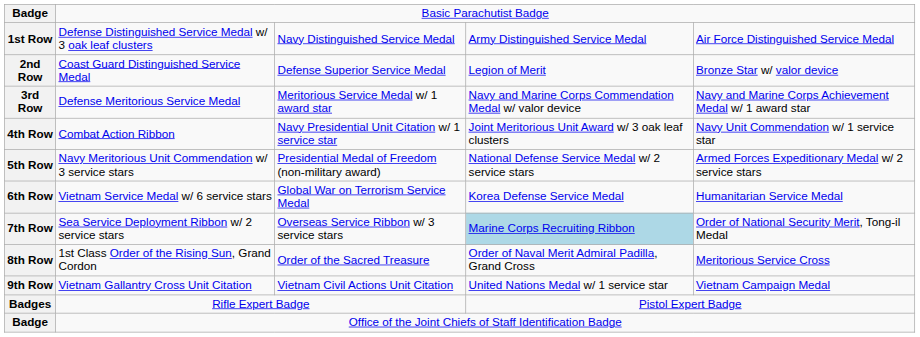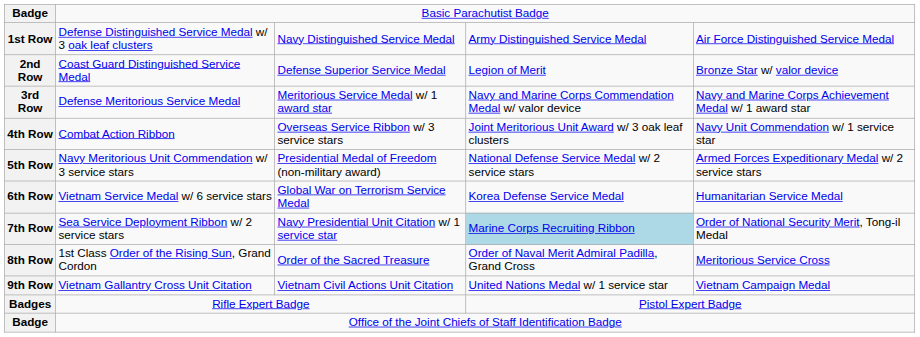(369, 133) Navy Presidential Unit Citation w/ 1 service star -> (356, 133) Overseas Service Ribbon w/ 3 service stars
(356, 228) Overseas Service Ribbon w/ 3 service stars -> (369, 228) Navy Presidential Unit Citation w/ 1 service star
